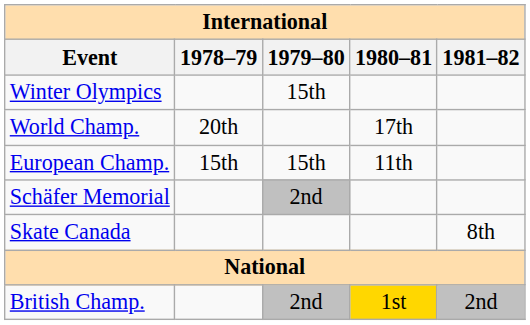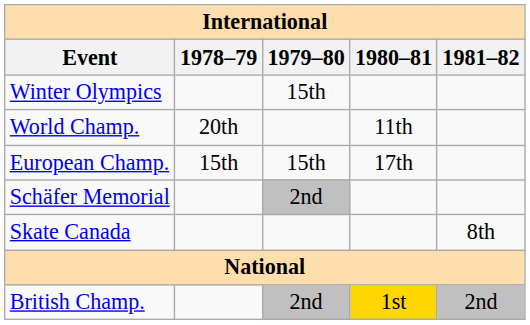(394, 127) 17th -> (394, 127) 11th
(394, 162) 11th -> (394, 162) 17th
